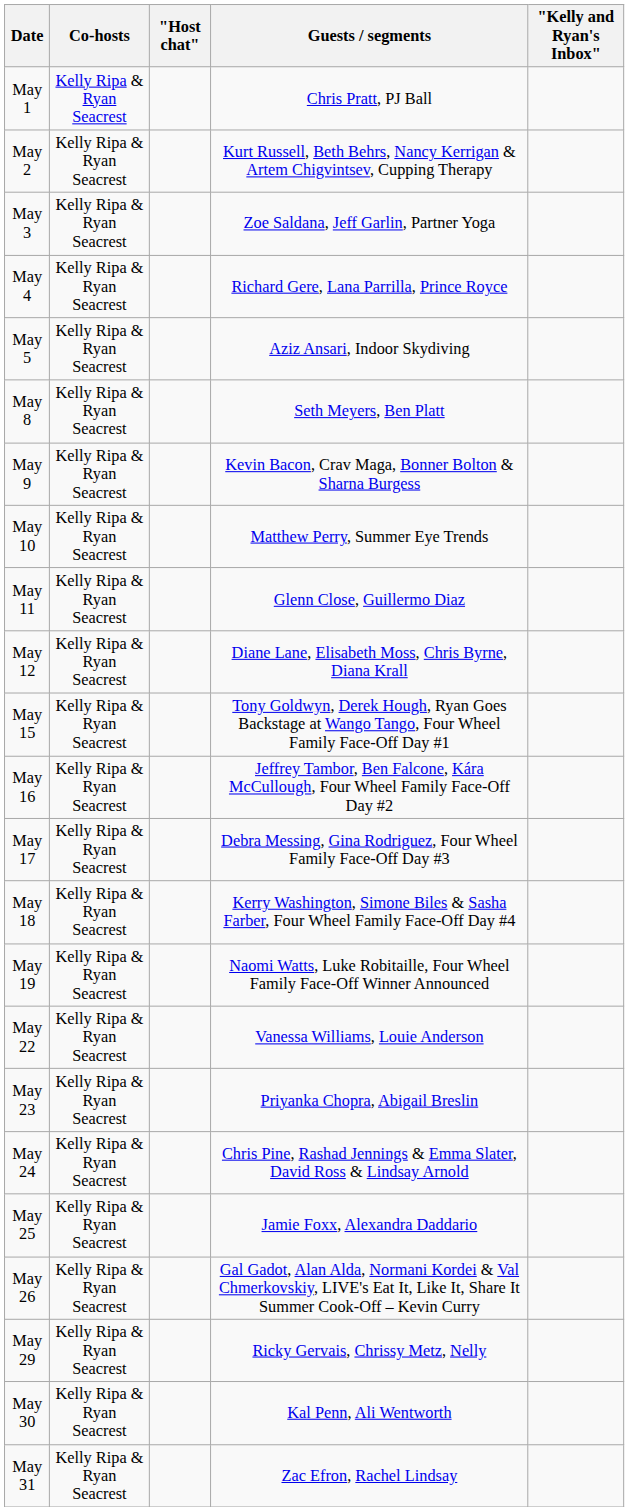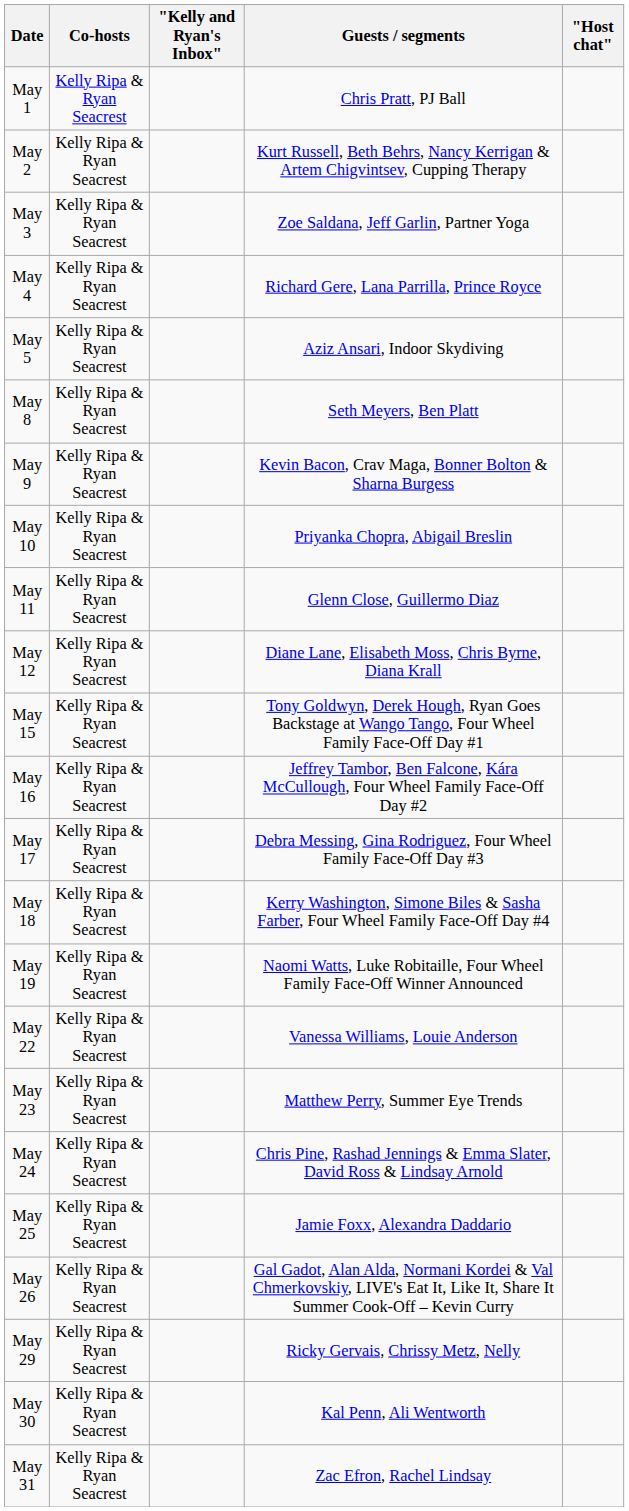columns swapped: (180, 35) <-> (576, 35)
(369, 536) Matthew Perry, Summer Eye Trends -> (403, 536) Priyanka Chopra, Abigail Breslin
(369, 1100) Priyanka Chopra, Abigail Breslin -> (403, 1100) Matthew Perry, Summer Eye Trends
